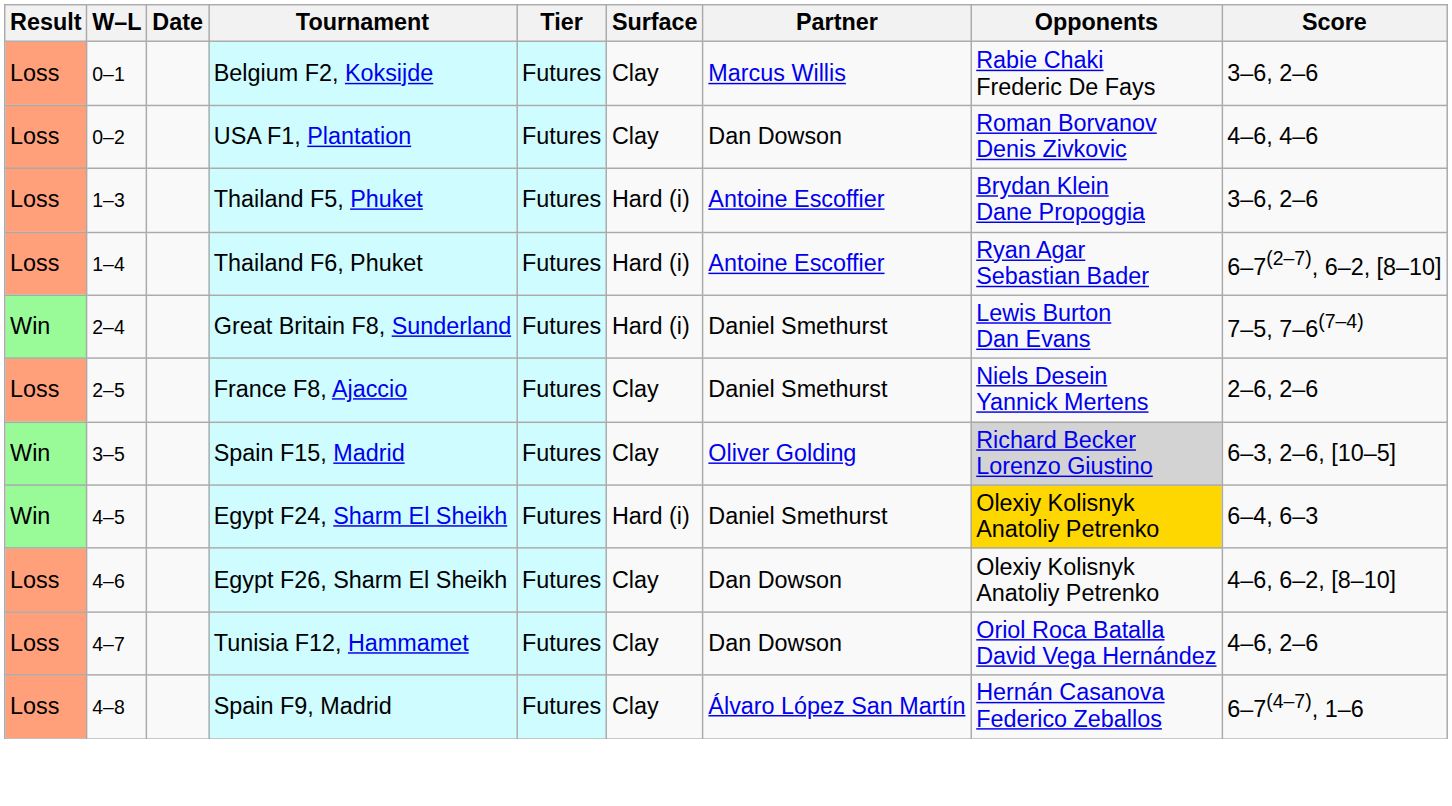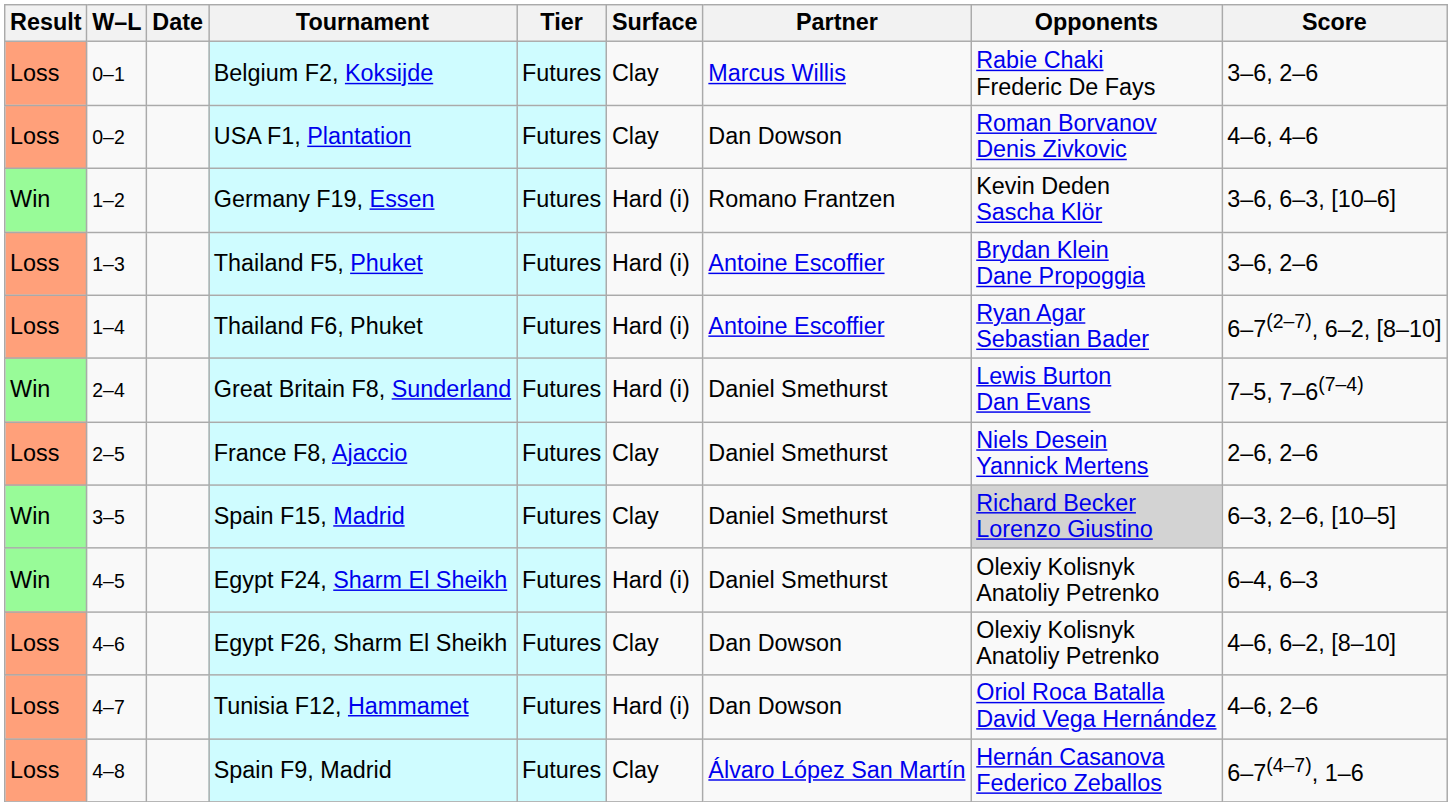+ row: (324, 199)
(782, 453) Oliver Golding -> (798, 516) Daniel Smethurst
(1068, 516) gold background -> (1068, 579) no background
(635, 643) Clay -> (651, 706) Hard (i)
